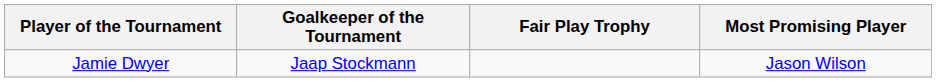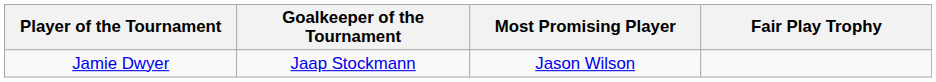columns swapped: (816, 27) <-> (585, 27)
